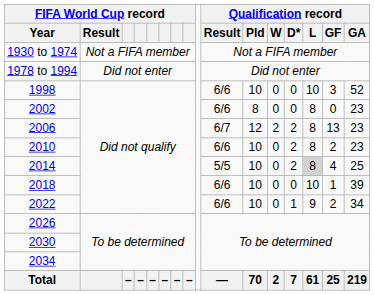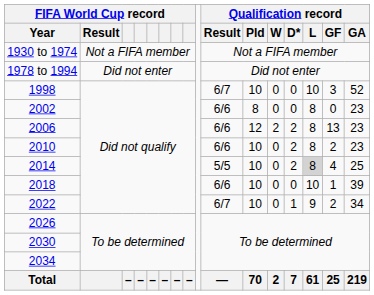(222, 90) 6/6 -> (222, 90) 6/7
(222, 128) 6/7 -> (222, 128) 6/6
(222, 204) 6/6 -> (222, 204) 6/7
